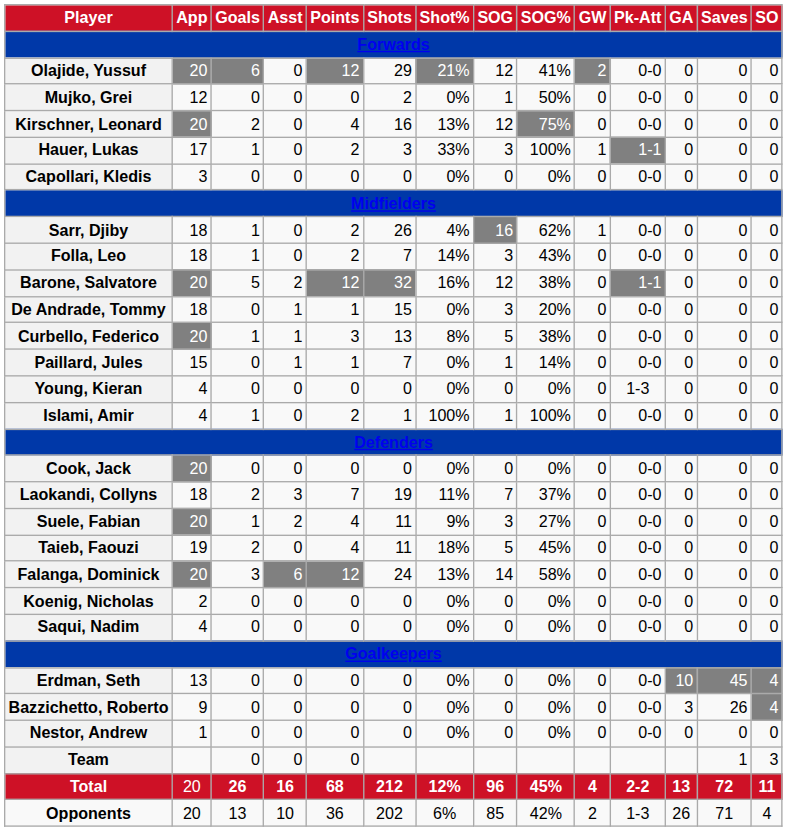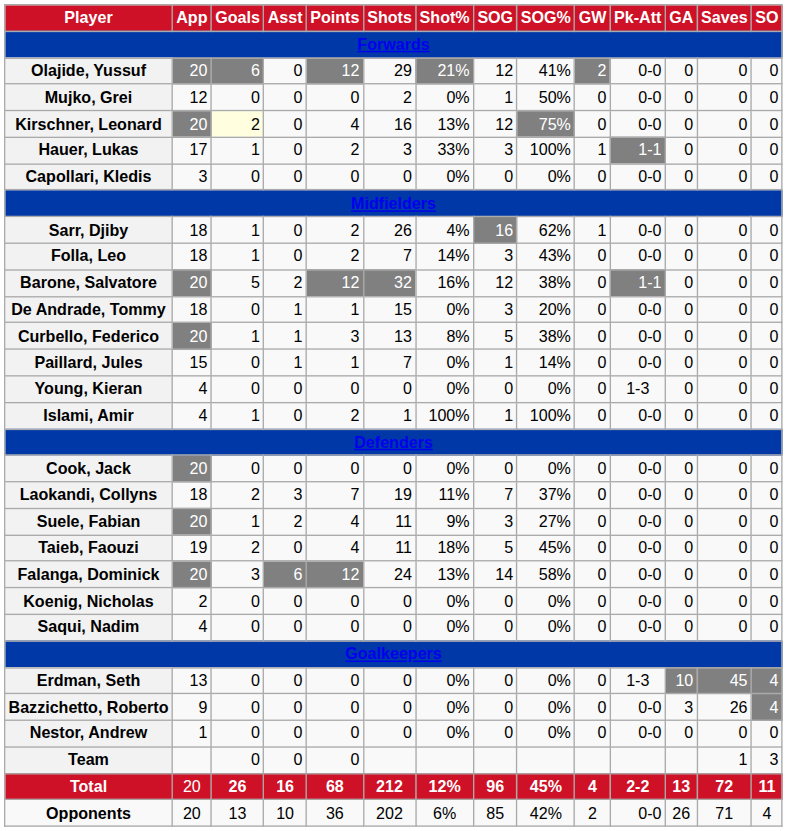(255, 124) no background -> (255, 124) lightyellow background
(650, 681) 0-0 -> (638, 681) 1-3
(638, 813) 1-3 -> (650, 813) 0-0
